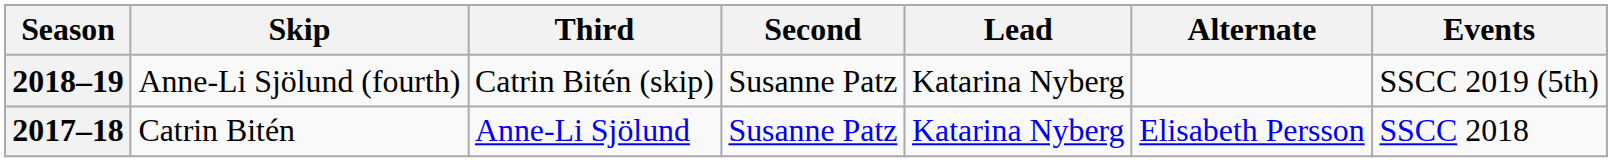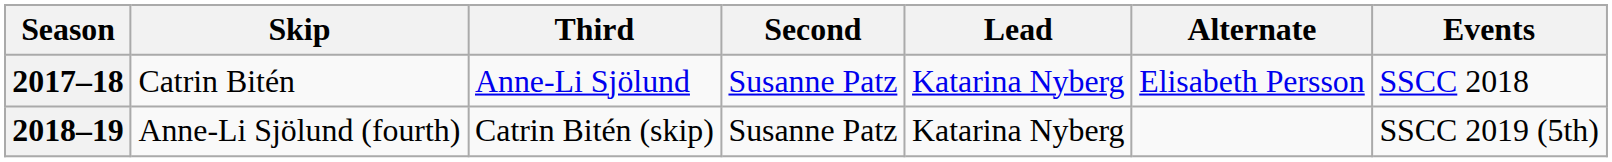rows swapped: (68, 130) <-> (68, 80)
